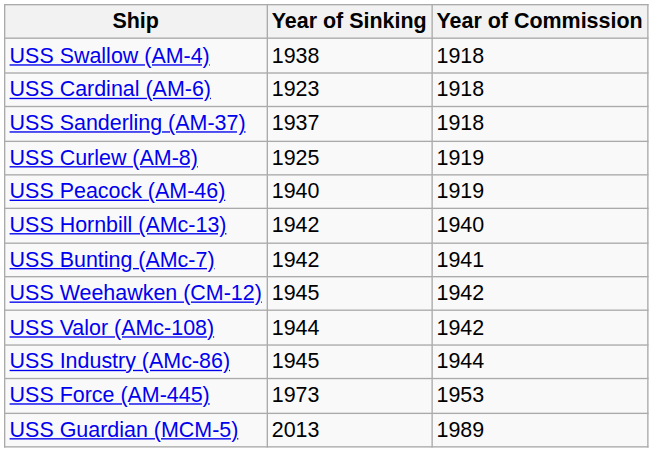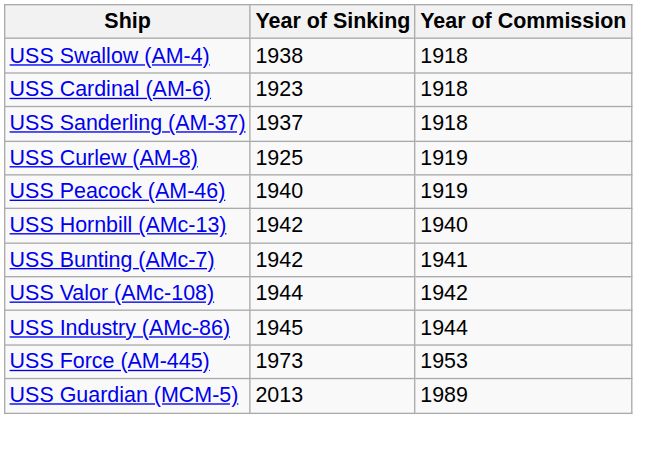- row: (136, 293)
